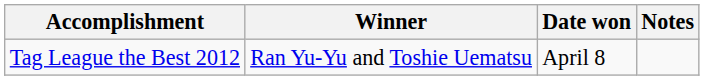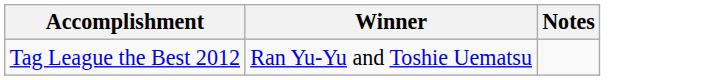- column: (587, 22)
